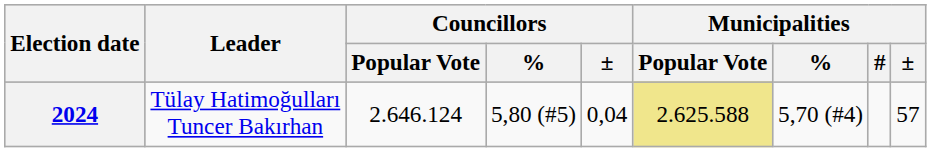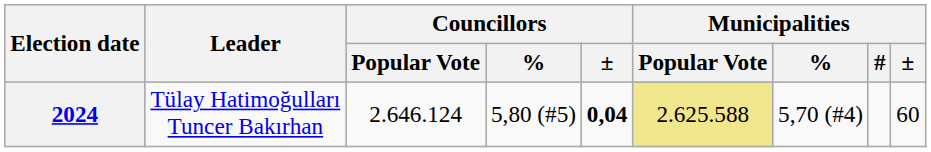(607, 114) normal -> (607, 114) bold
(908, 114) 57 -> (908, 114) 60
